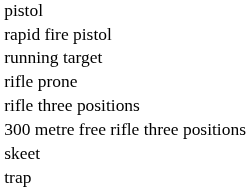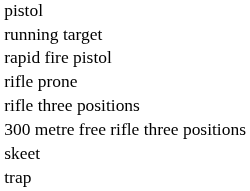rows swapped: (58, 34) <-> (53, 57)
